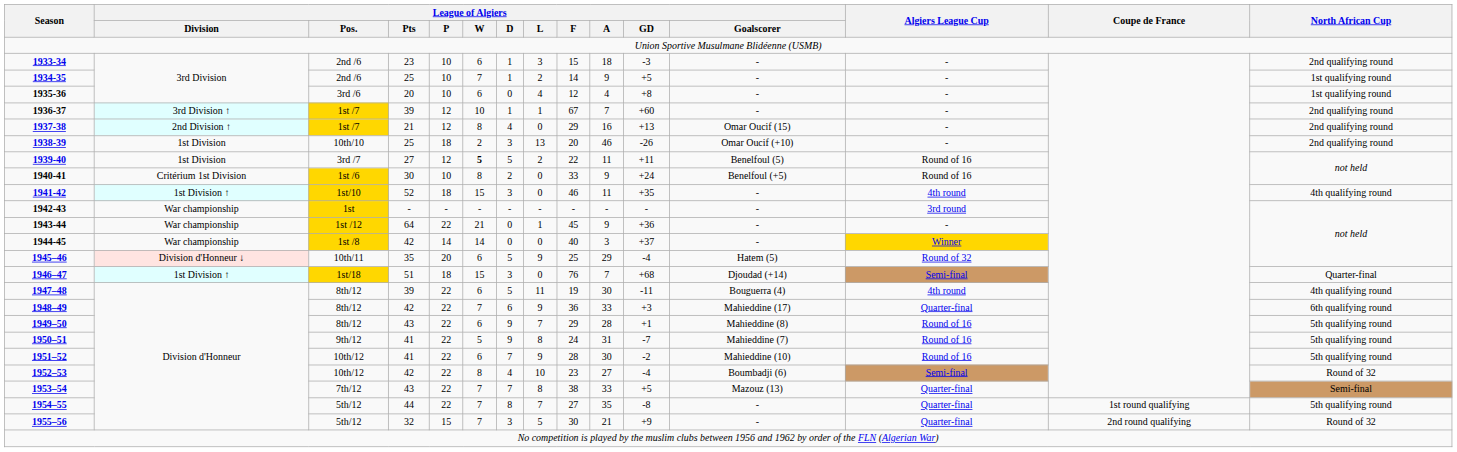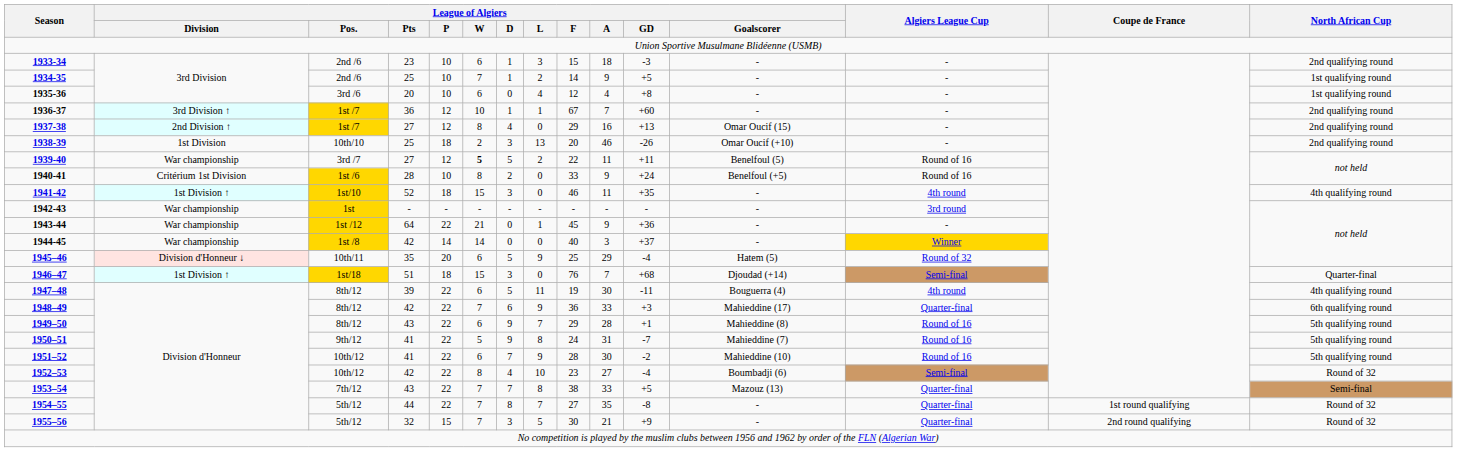(409, 110) 39 -> (409, 110) 36
(409, 126) 21 -> (409, 126) 27
(202, 159) 1st Division -> (202, 159) War championship
(409, 176) 30 -> (409, 176) 28
(1351, 405) 5th qualifying round -> (1351, 405) Round of 32
